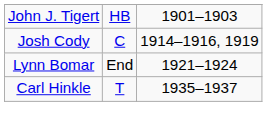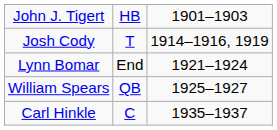(120, 40) C -> (130, 40) T
+ row: (59, 88)
(120, 88) T -> (130, 112) C
